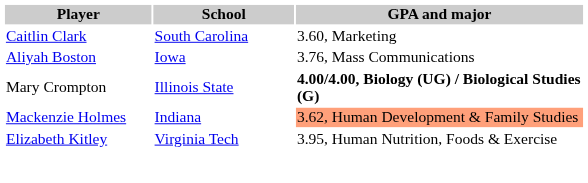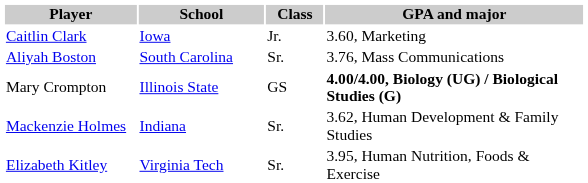+ column: (295, 14)
(201, 35) South Carolina -> (155, 35) Iowa
(170, 57) Iowa -> (186, 57) South Carolina
(438, 117) lightsalmon background -> (442, 126) no background
